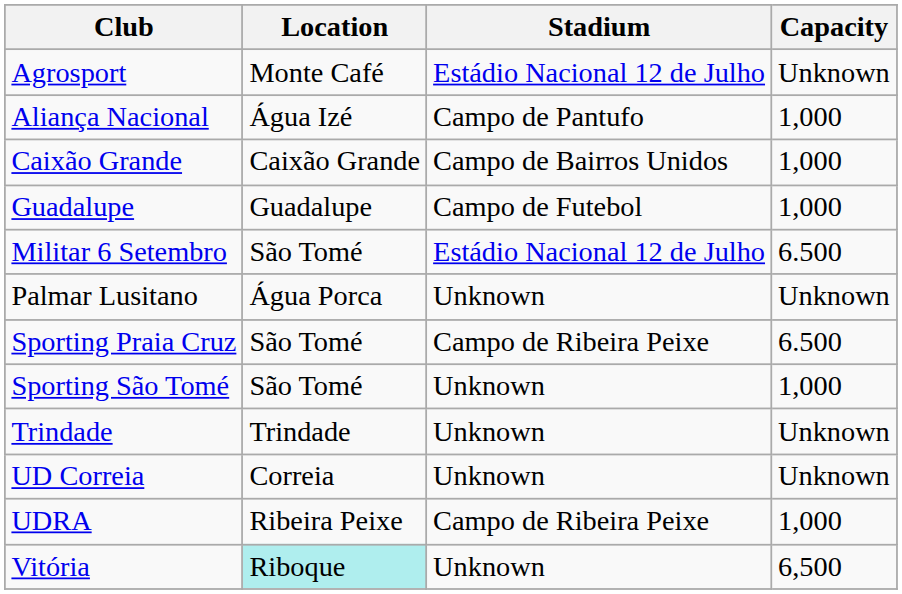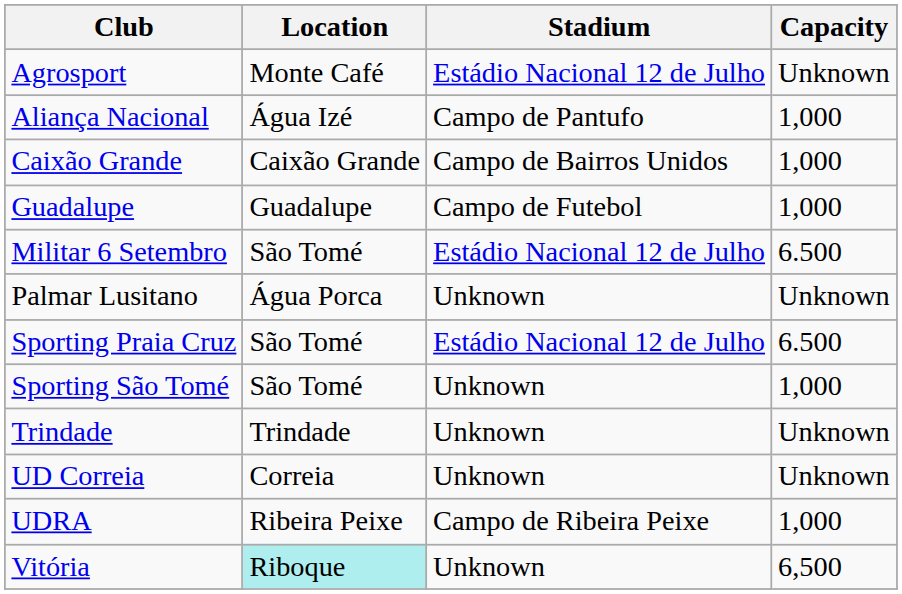(571, 341) Campo de Ribeira Peixe -> (599, 341) Estádio Nacional 12 de Julho
